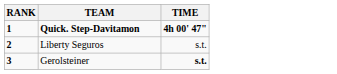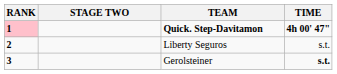+ column: (100, 12)
(9, 29) no background -> (9, 29) pink background
